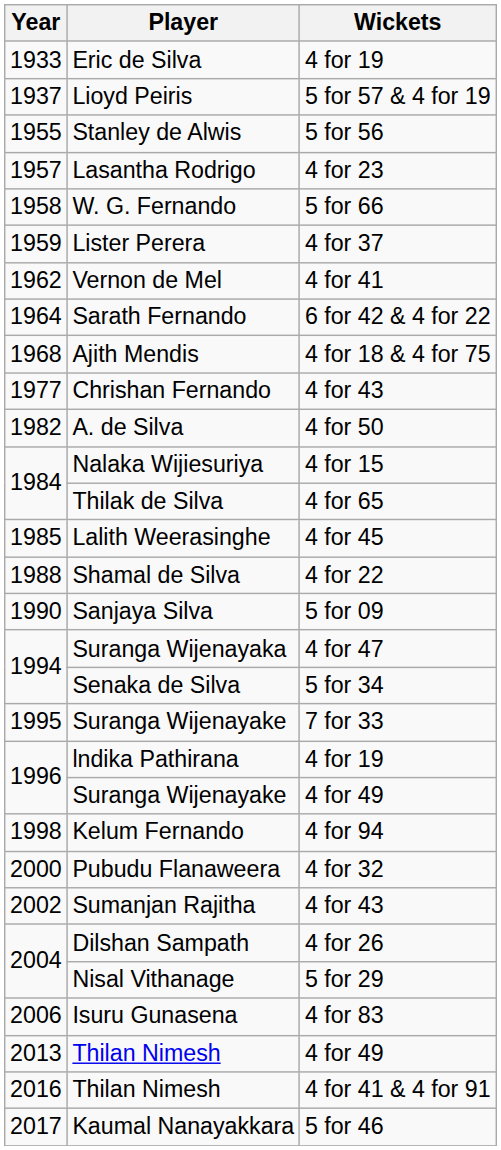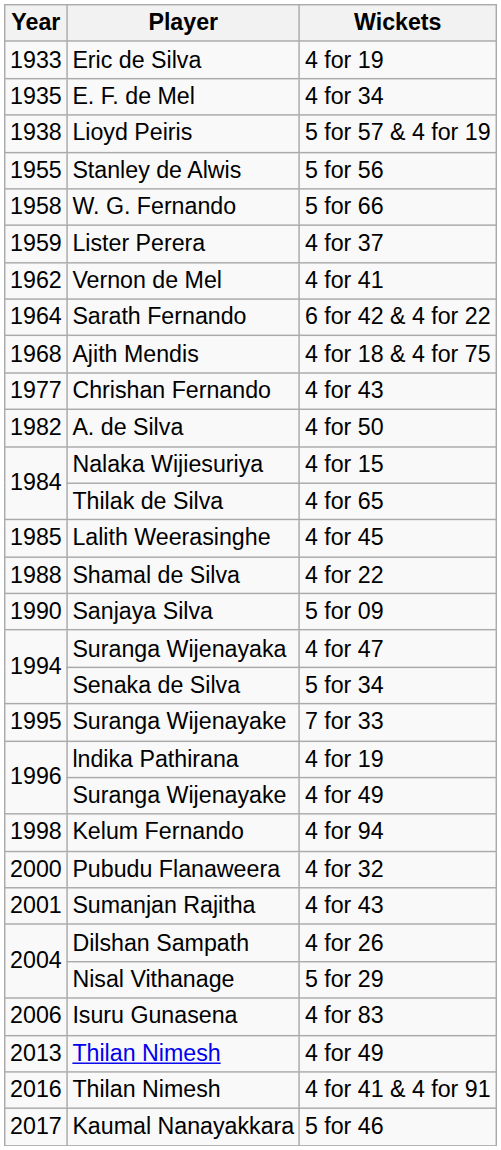+ row: (134, 96)
(36, 96) 1937 -> (36, 133) 1938
- row: (164, 170)
(36, 905) 2002 -> (36, 905) 2001
